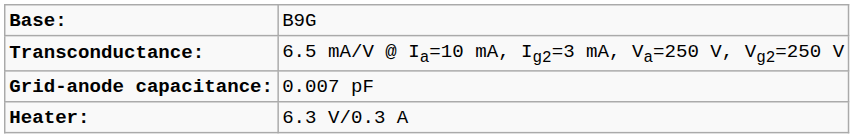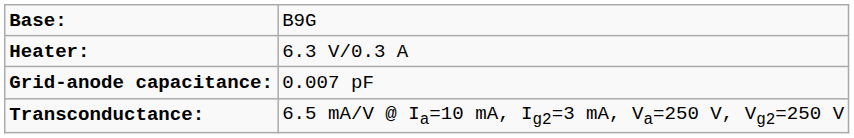rows swapped: (49, 118) <-> (107, 53)
